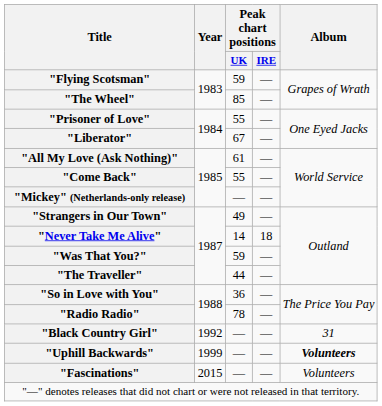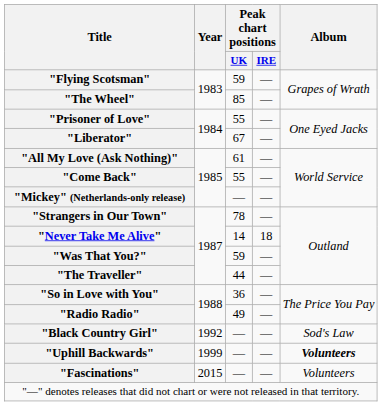(239, 216) 49 -> (239, 216) 78
(239, 314) 78 -> (239, 314) 49
(329, 333) 31 -> (329, 333) Sod's Law
